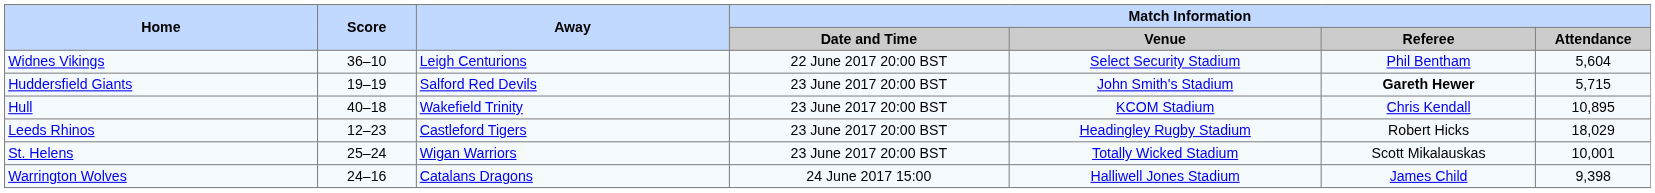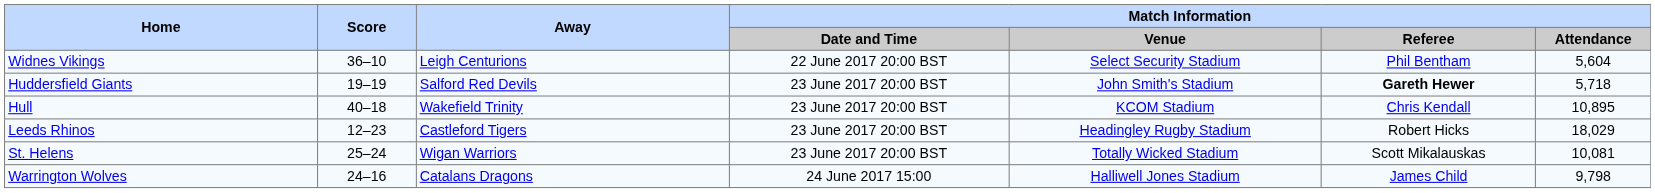(1593, 85) 5,715 -> (1593, 85) 5,718
(1593, 153) 10,001 -> (1593, 153) 10,081
(1593, 176) 9,398 -> (1593, 176) 9,798
